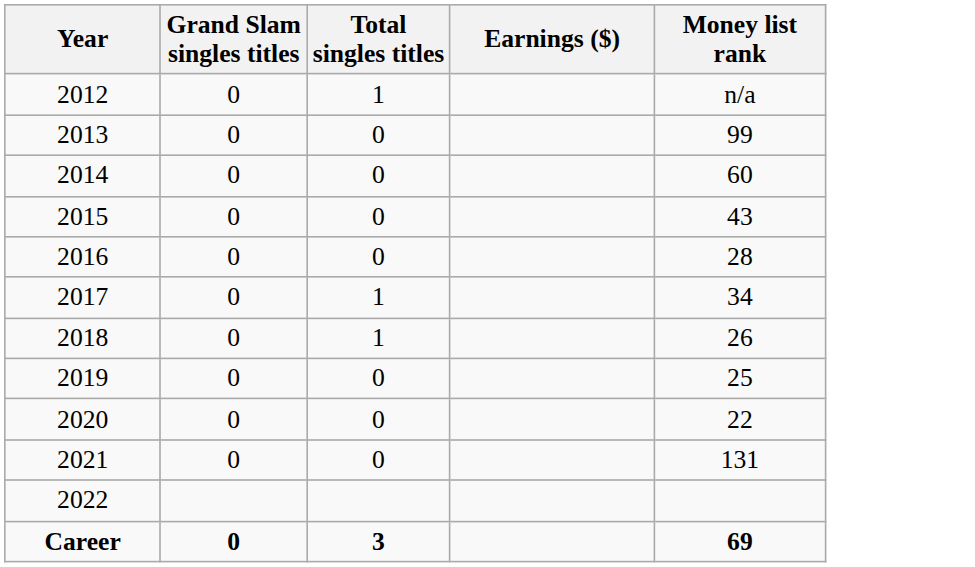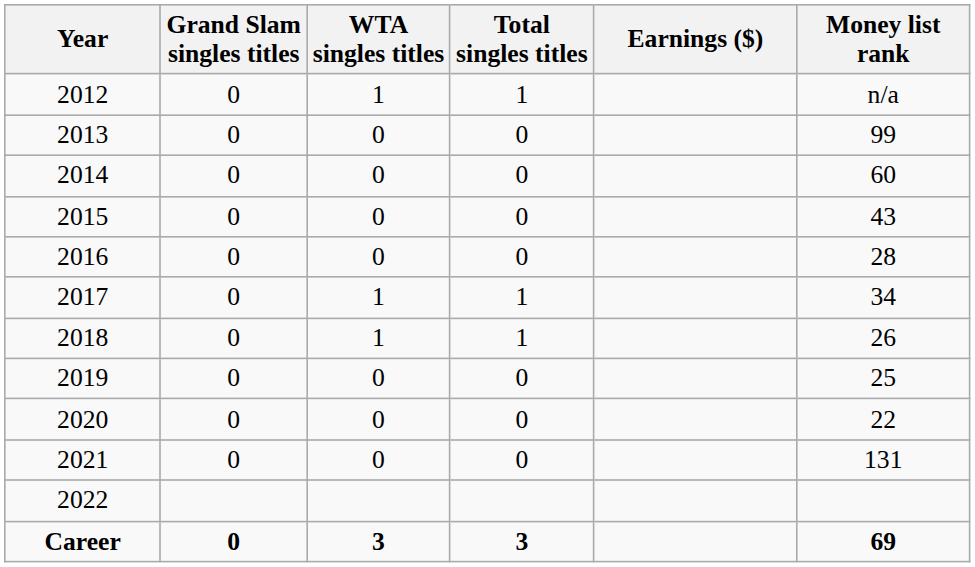+ column: (378, 39)
